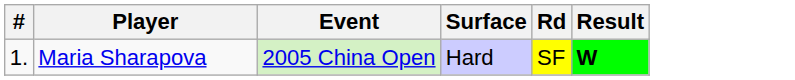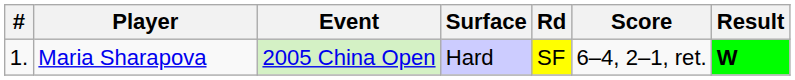+ column: (642, 22)
